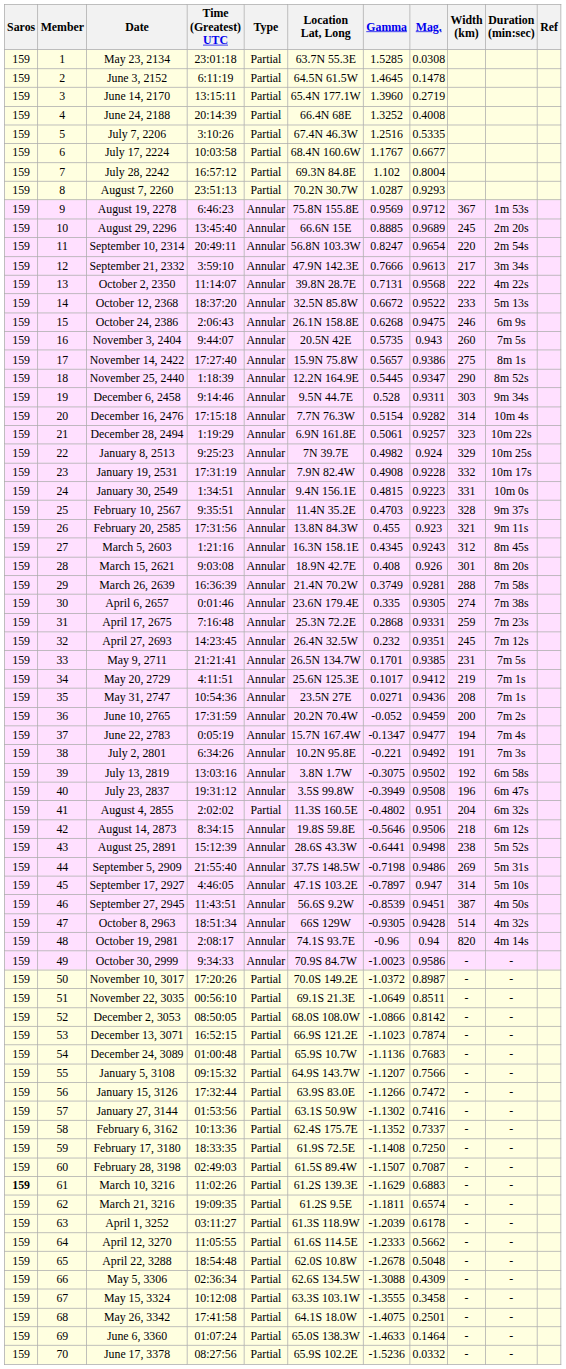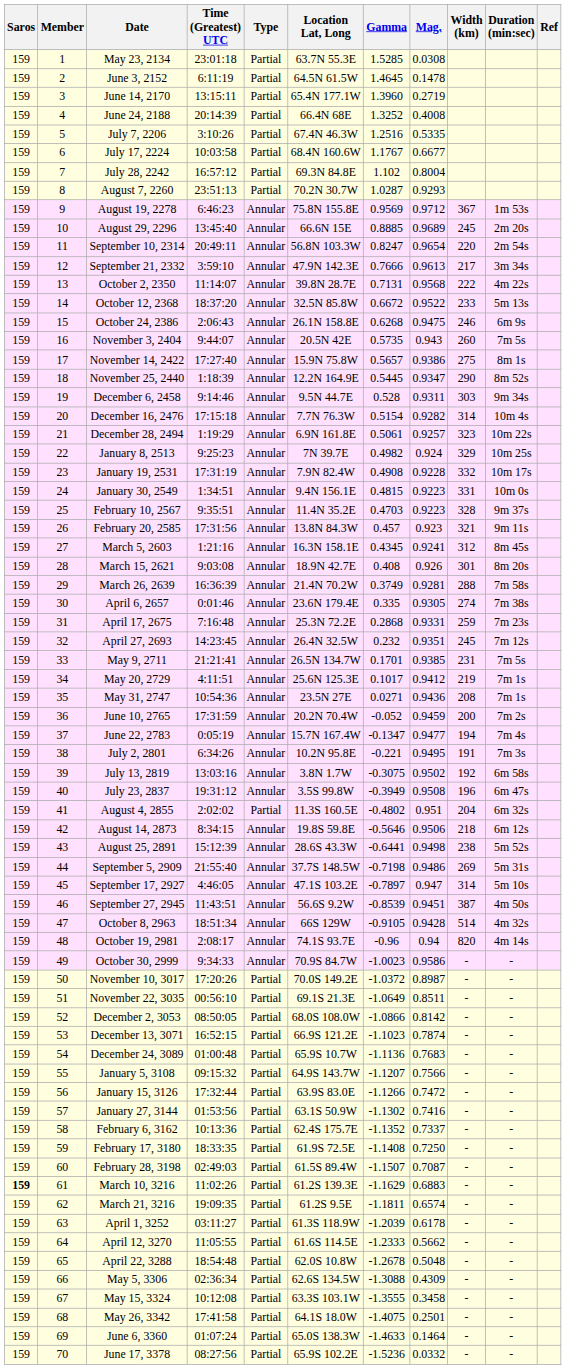(387, 528) 0.455 -> (387, 528) 0.457
(429, 547) 0.9243 -> (429, 547) 0.9241
(429, 754) 0.9492 -> (429, 754) 0.9495
(387, 923) -0.9305 -> (387, 923) -0.9105
